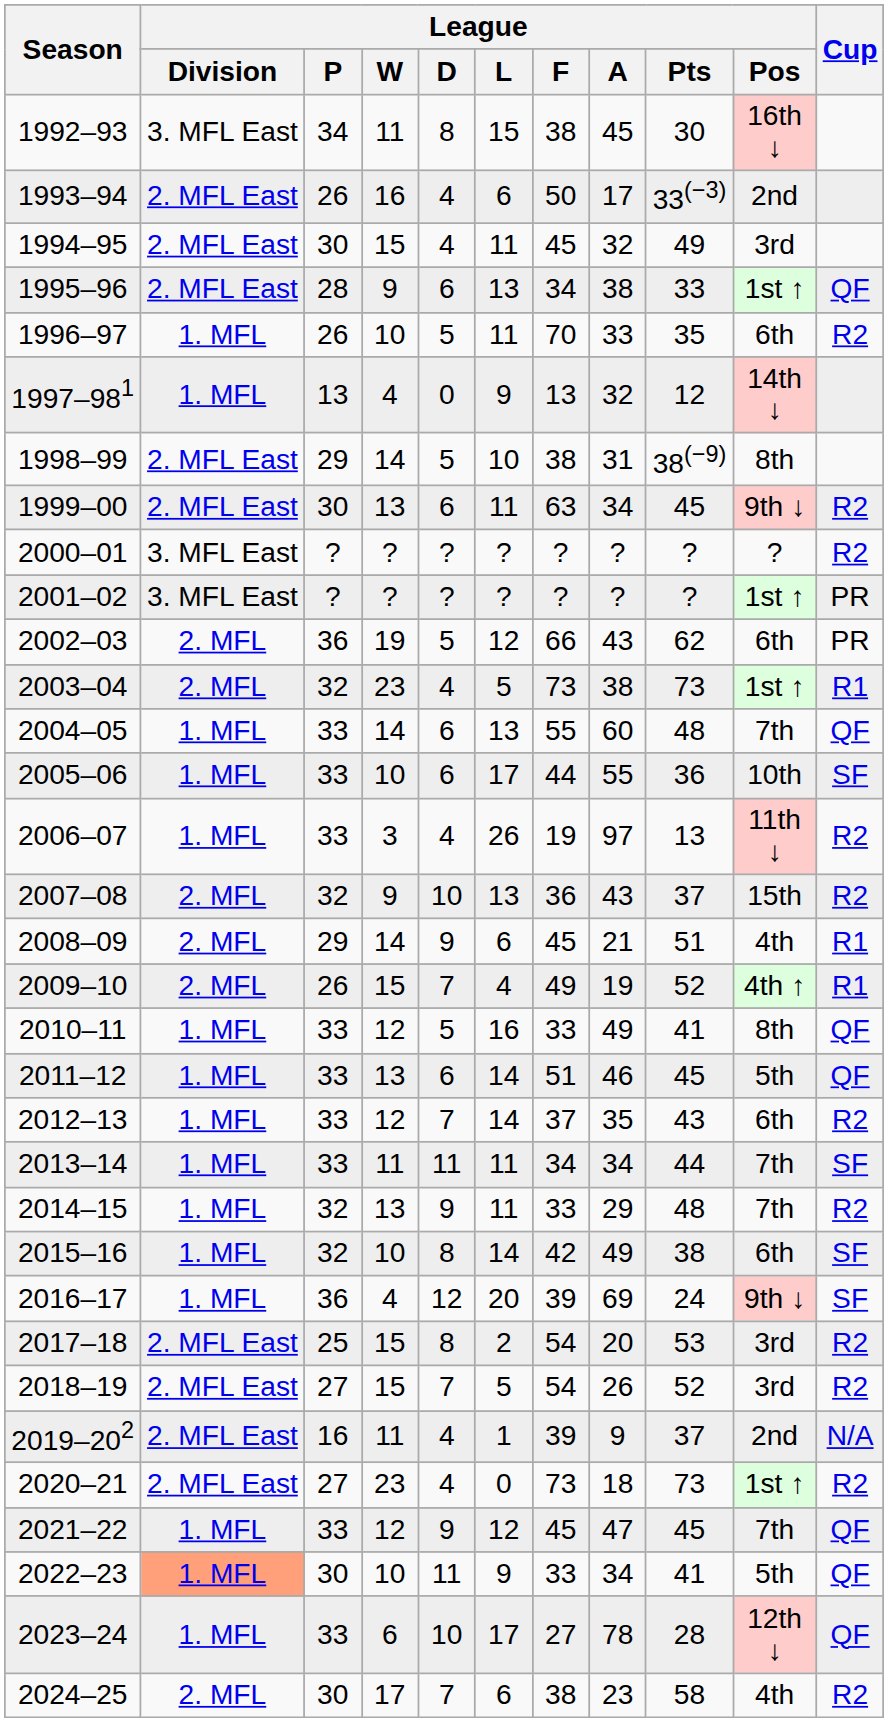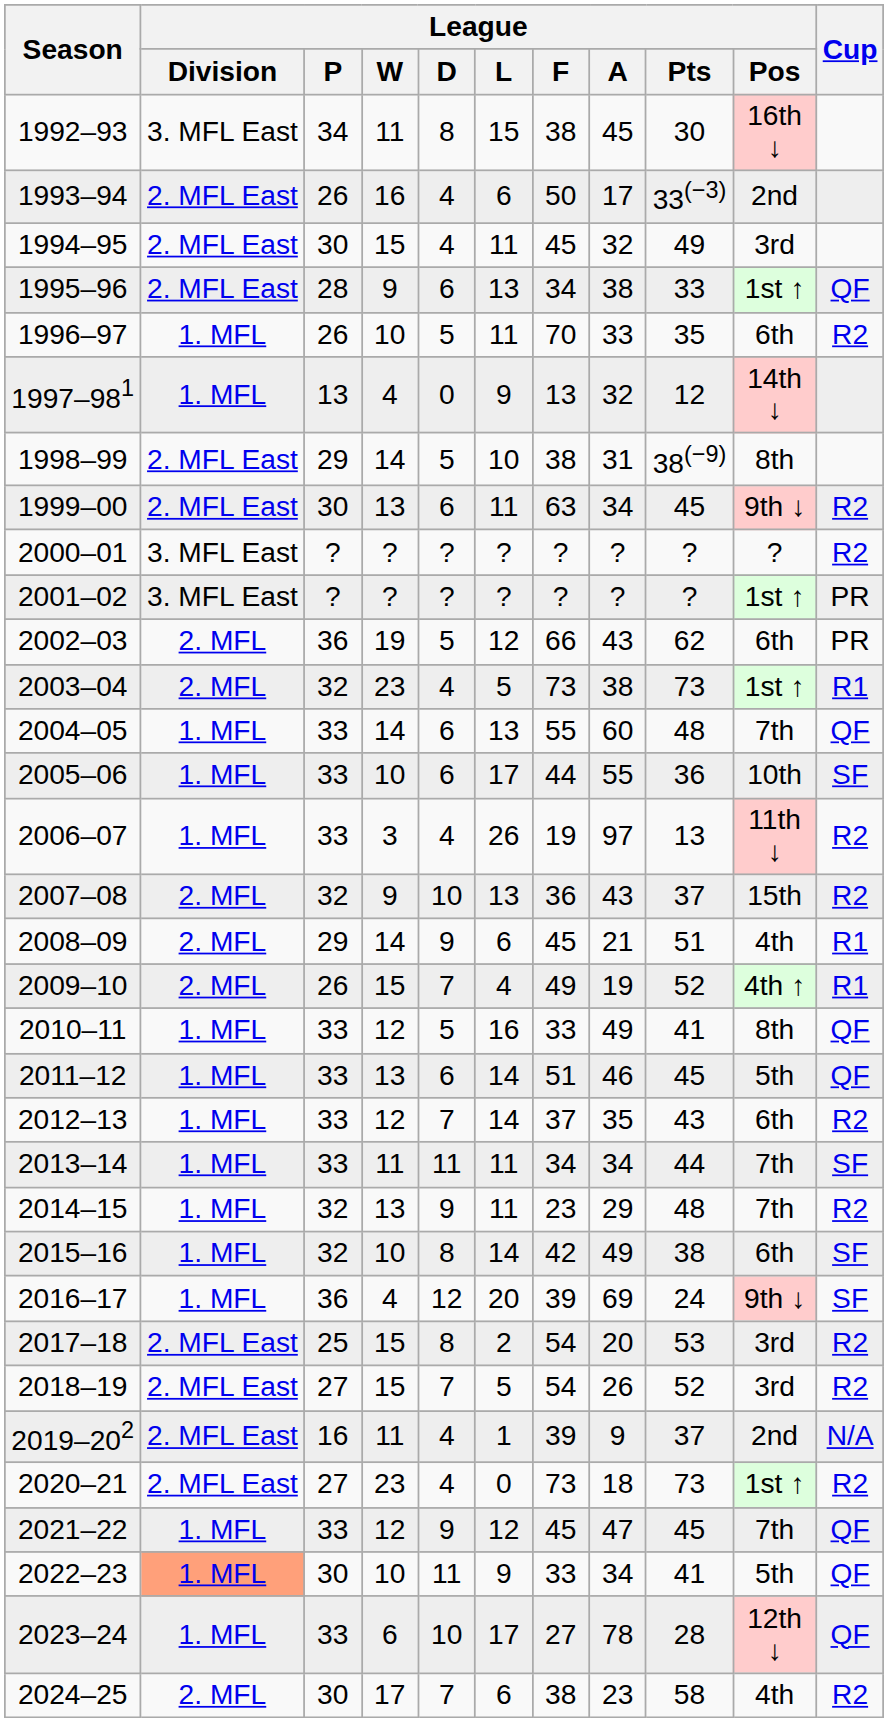(561, 1208) 33 -> (561, 1208) 23
